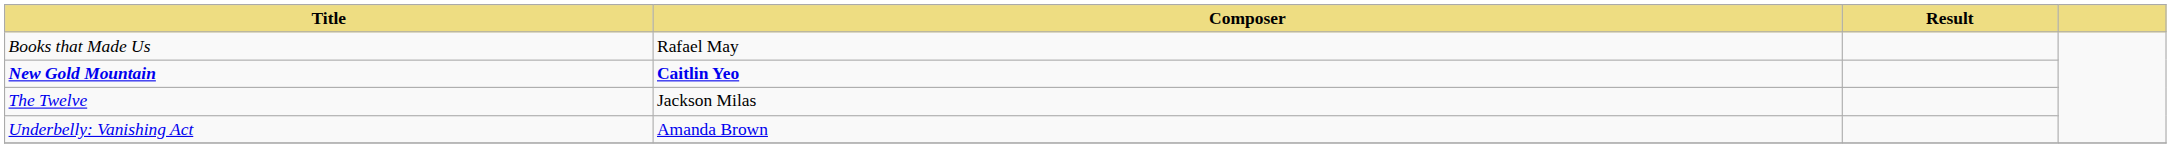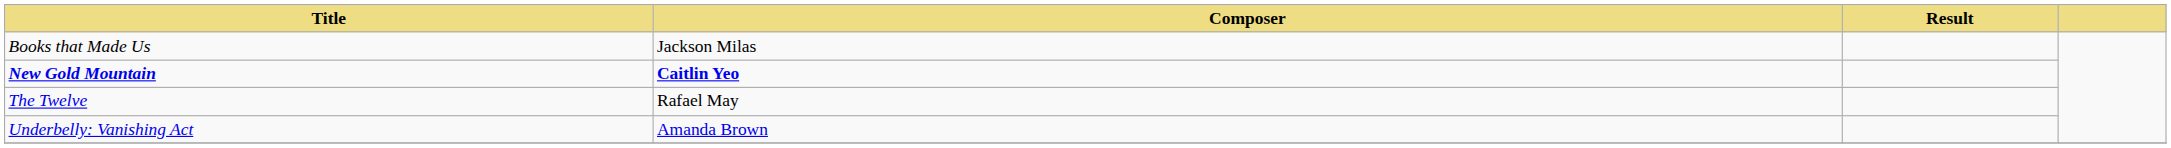(698, 45) Rafael May -> (707, 45) Jackson Milas
(707, 101) Jackson Milas -> (698, 101) Rafael May
